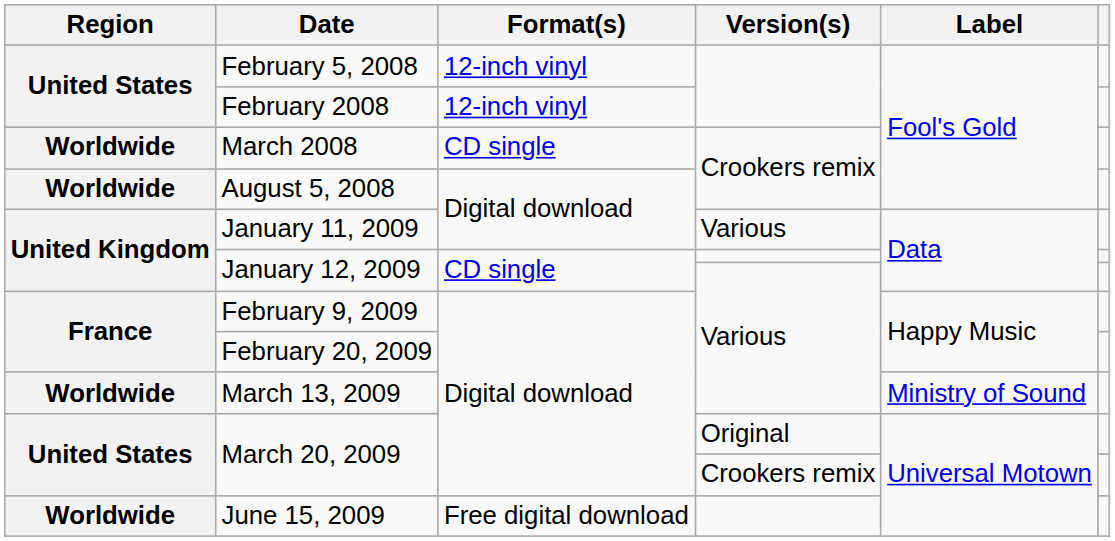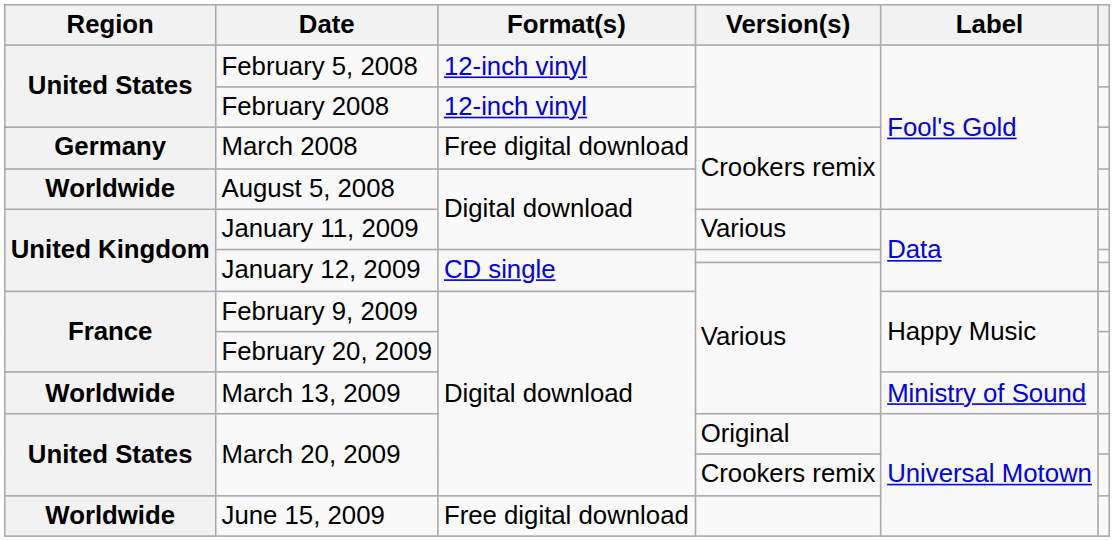(110, 147) Worldwide -> (110, 147) Germany
(500, 147) CD single -> (566, 147) Free digital download
